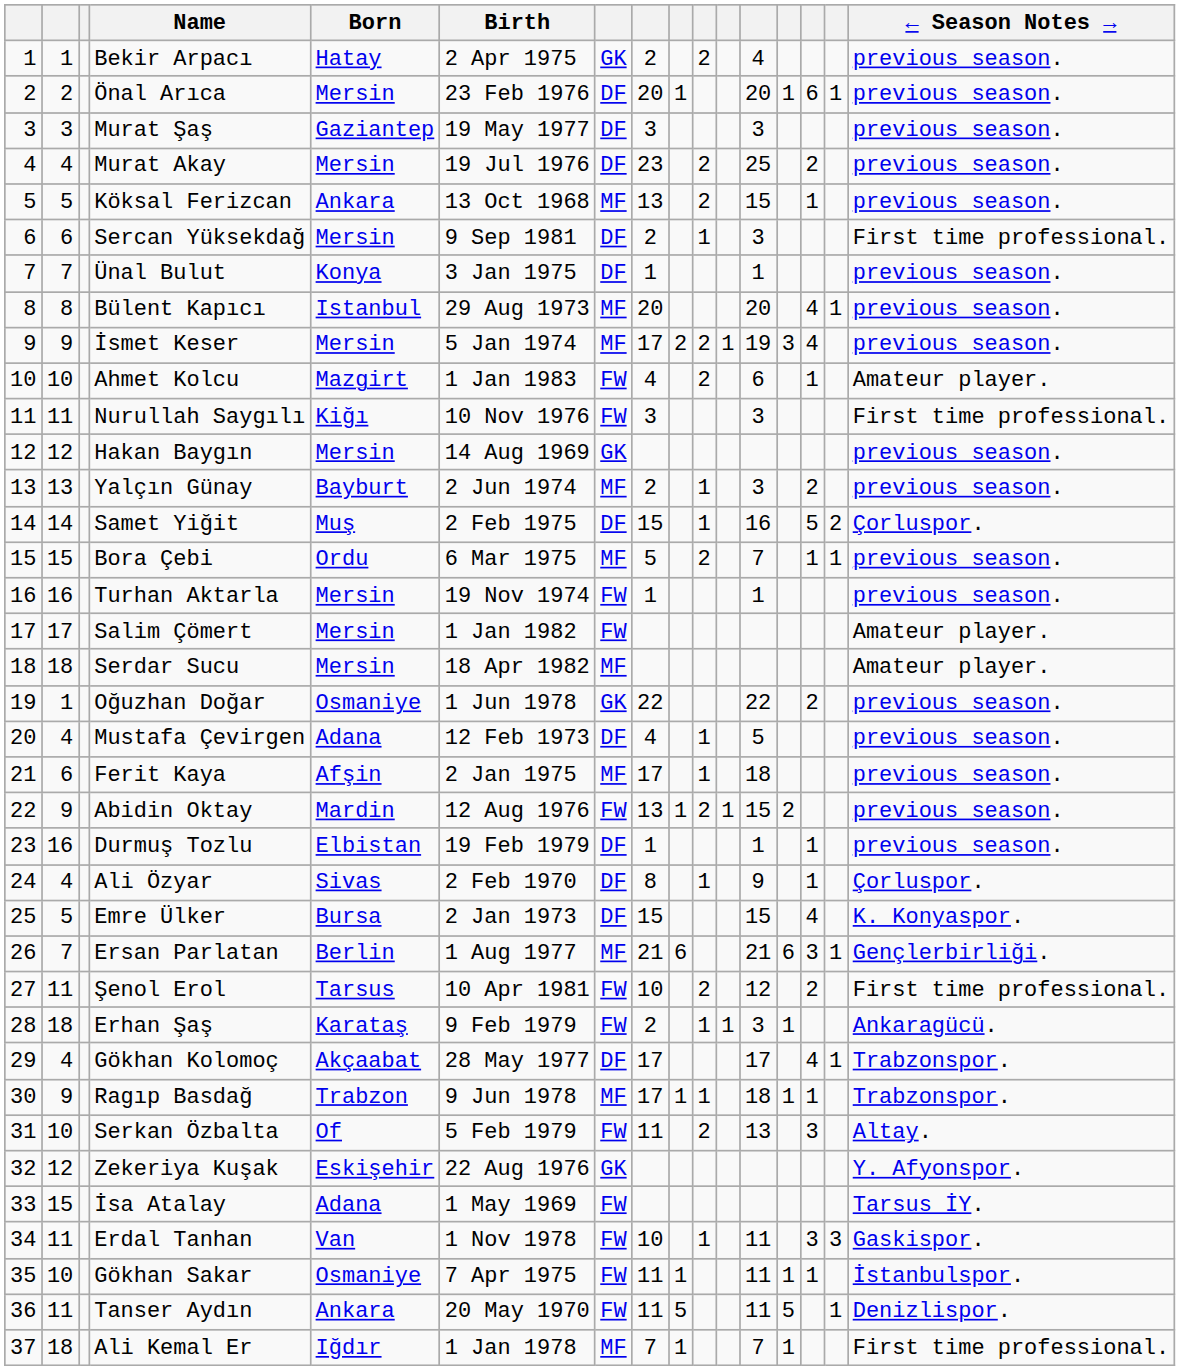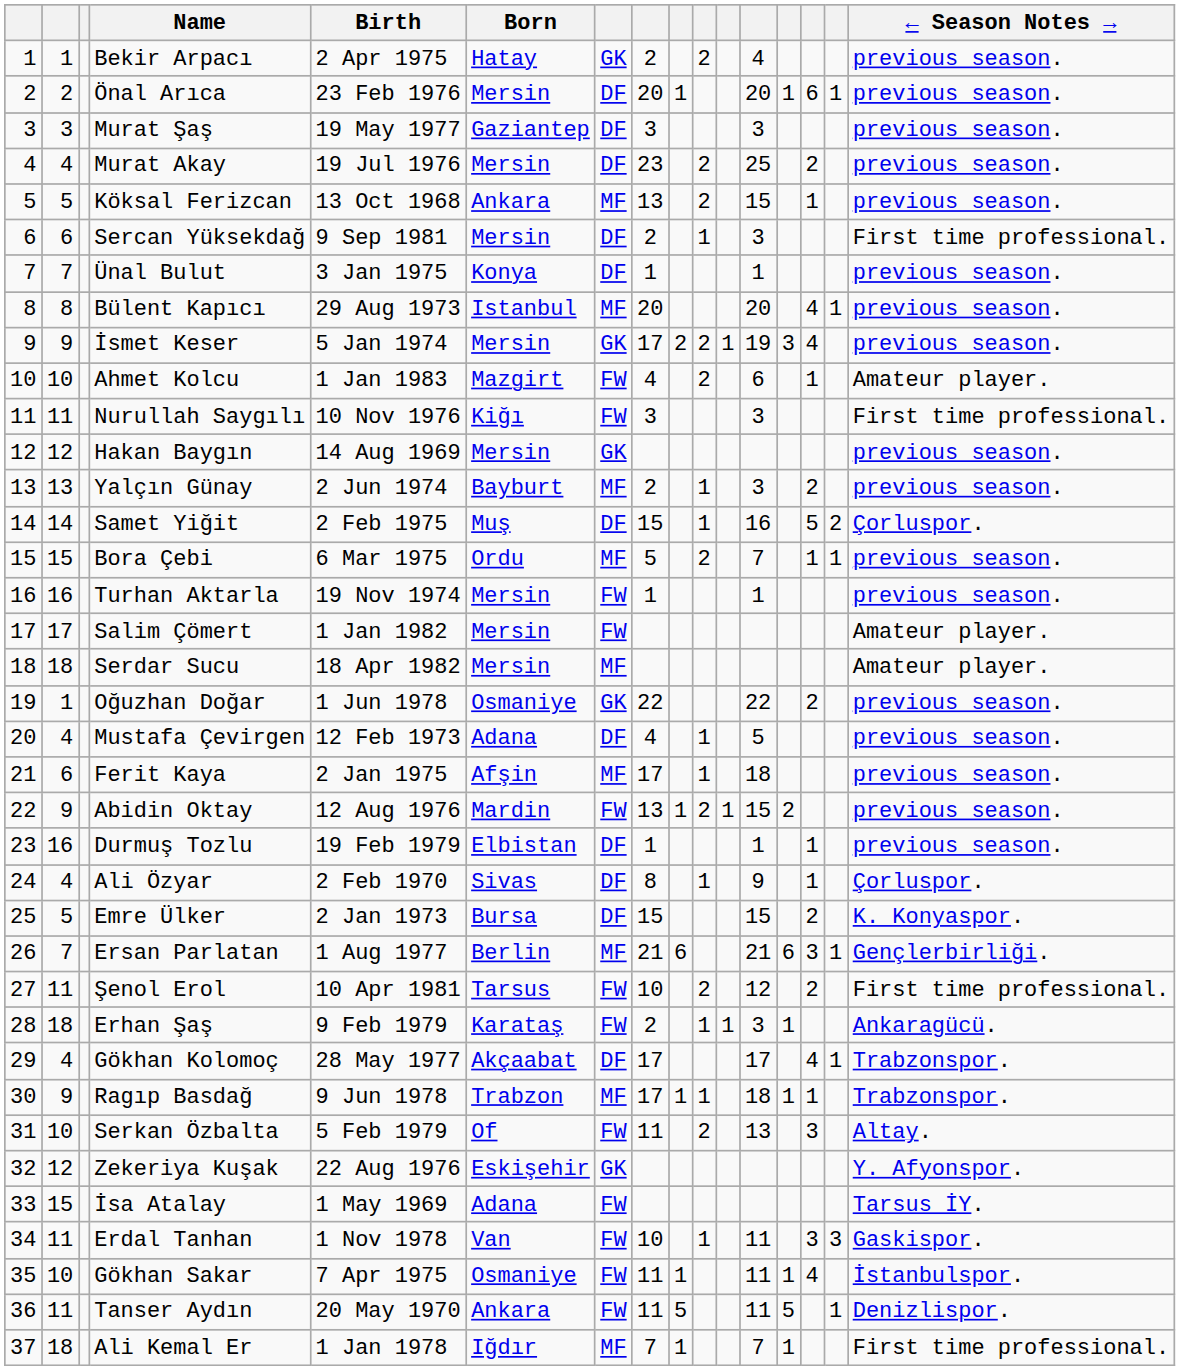columns swapped: (517, 23) <-> (375, 23)
(613, 345) MF -> (613, 345) GK
(812, 918) 4 -> (812, 918) 2
(812, 1276) 1 -> (812, 1276) 4
